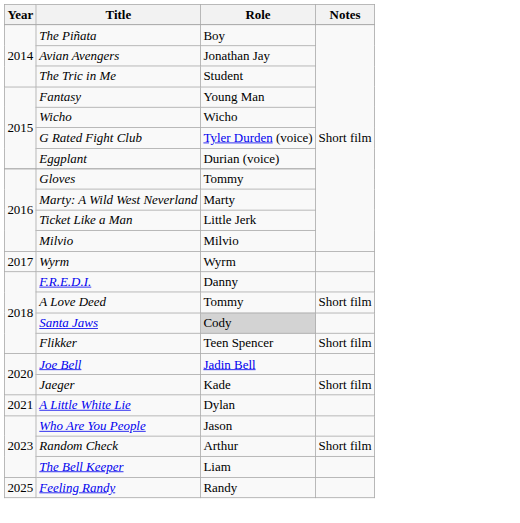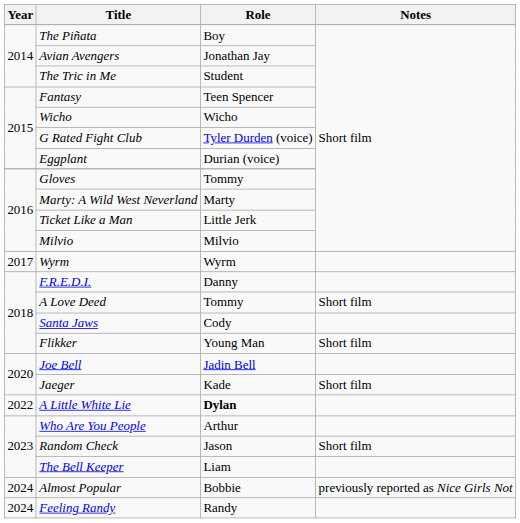(234, 96) Young Man -> (238, 96) Teen Spencer
(217, 323) lightgrey background -> (217, 323) no background
(238, 343) Teen Spencer -> (234, 343) Young Man
(20, 405) 2021 -> (20, 405) 2022
(219, 405) normal -> (220, 405) bold
(218, 425) Jason -> (221, 425) Arthur
(221, 446) Arthur -> (218, 446) Jason
+ row: (80, 487)
(20, 487) 2025 -> (20, 508) 2024
